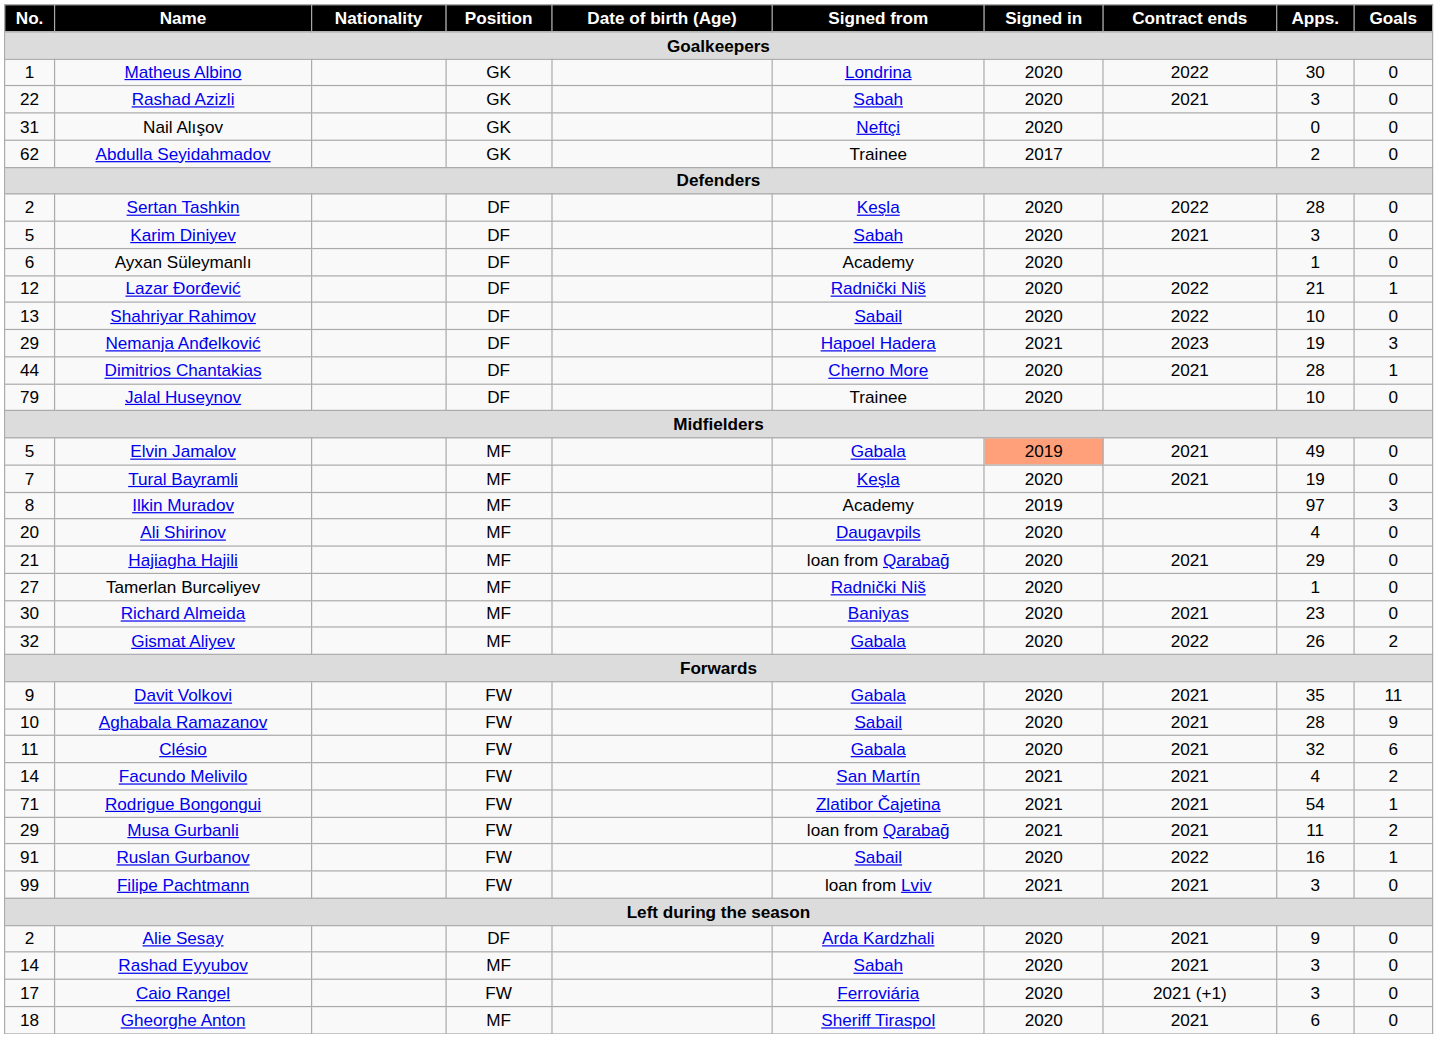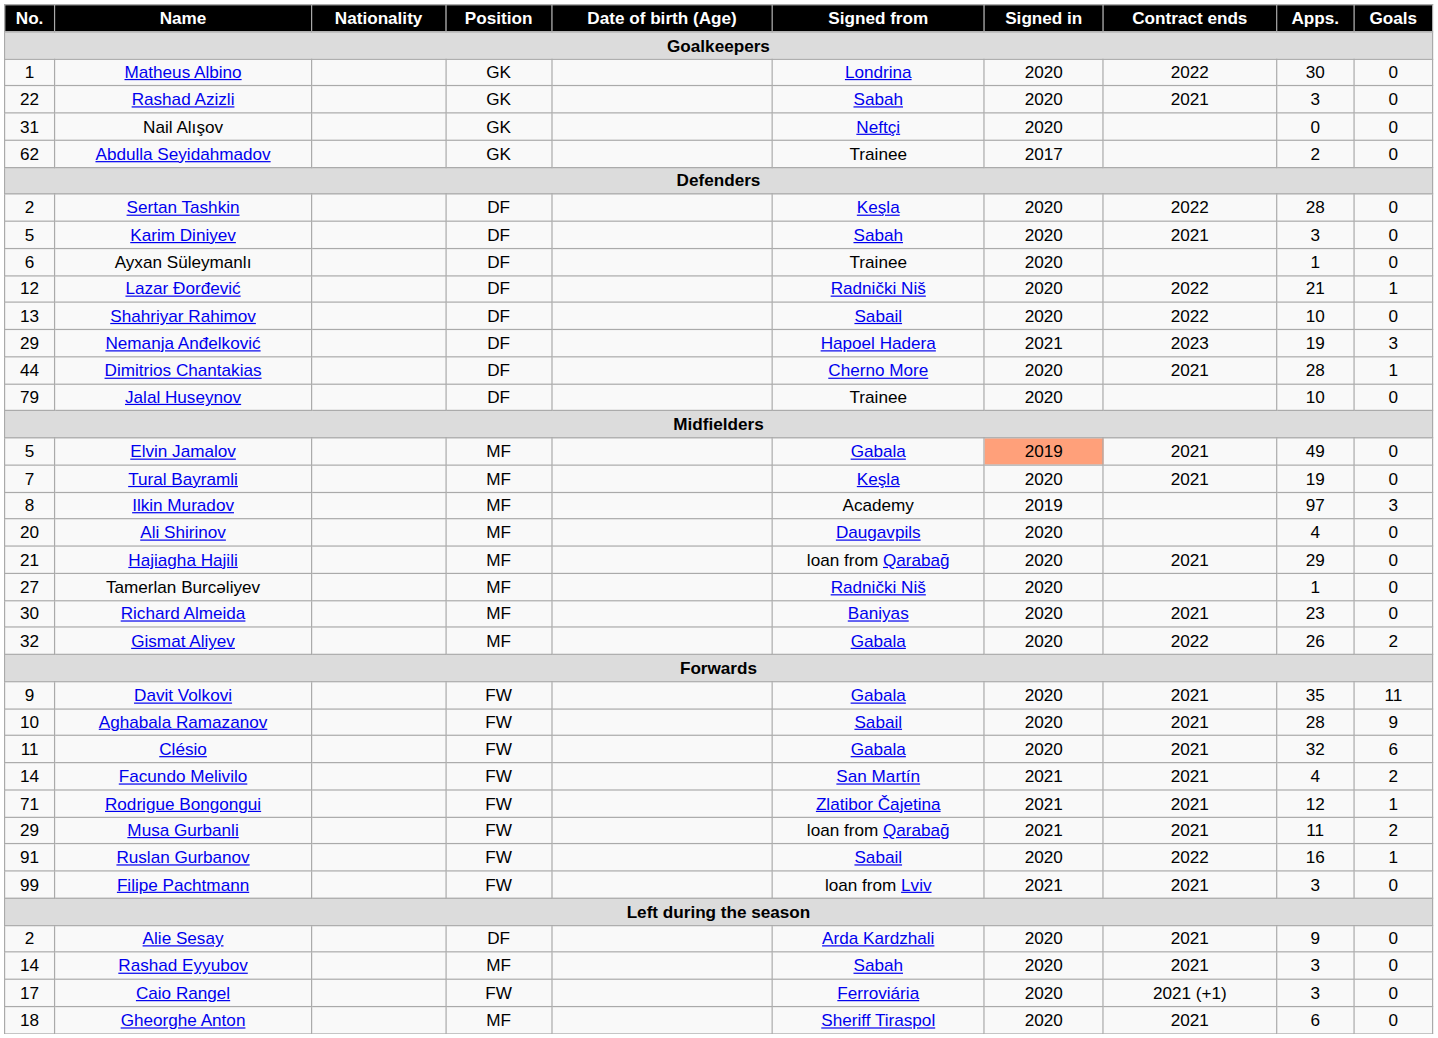(878, 262) Academy -> (878, 262) Trainee
(1315, 804) 54 -> (1315, 804) 12
